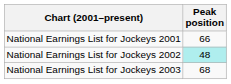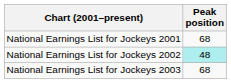(205, 39) 66 -> (205, 39) 68
